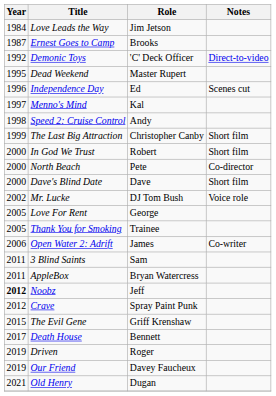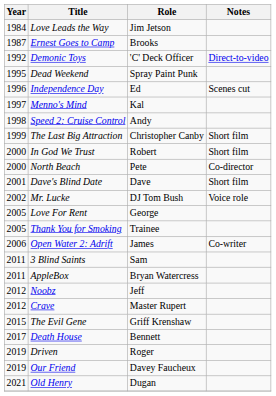(158, 74) Master Rupert -> (164, 74) Spray Paint Punk
(16, 182) 2000 -> (16, 182) 2001
(16, 290) bold -> (16, 290) normal
(164, 306) Spray Paint Punk -> (158, 306) Master Rupert
